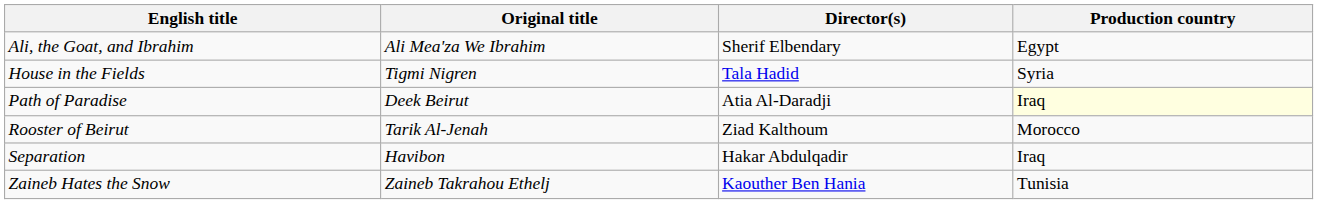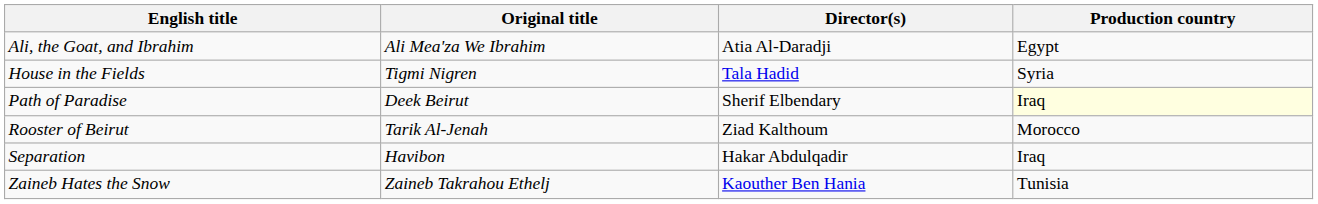(781, 45) Sherif Elbendary -> (777, 45) Atia Al-Daradji
(777, 101) Atia Al-Daradji -> (781, 101) Sherif Elbendary
